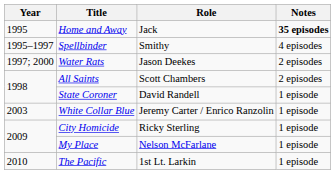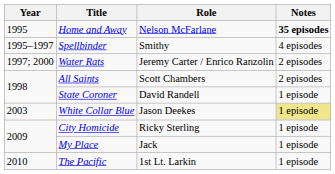(148, 29) Jack -> (178, 29) Nelson McFarlane
(167, 62) Jason Deekes -> (206, 62) Jeremy Carter / Enrico Ranzolin
(206, 111) Jeremy Carter / Enrico Ranzolin -> (167, 111) Jason Deekes
(298, 111) no background -> (298, 111) khaki background
(178, 144) Nelson McFarlane -> (148, 144) Jack
